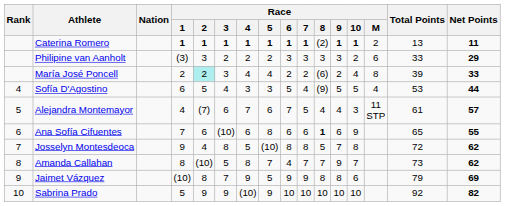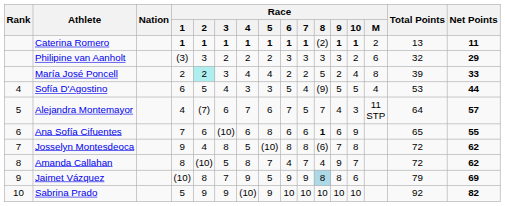(417, 58) 33 -> (417, 58) 32
(322, 74) (6) -> (322, 74) 5
(322, 110) 4 -> (322, 110) 7
(417, 110) 61 -> (417, 110) 64
(322, 147) 5 -> (322, 147) (6)
(322, 162) 7 -> (322, 162) 4
(417, 162) 73 -> (417, 162) 72
(322, 178) no background -> (322, 178) lightblue background
